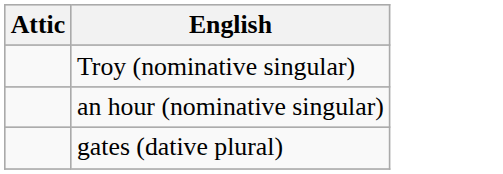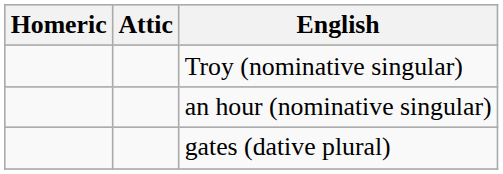+ column: (59, 24)
